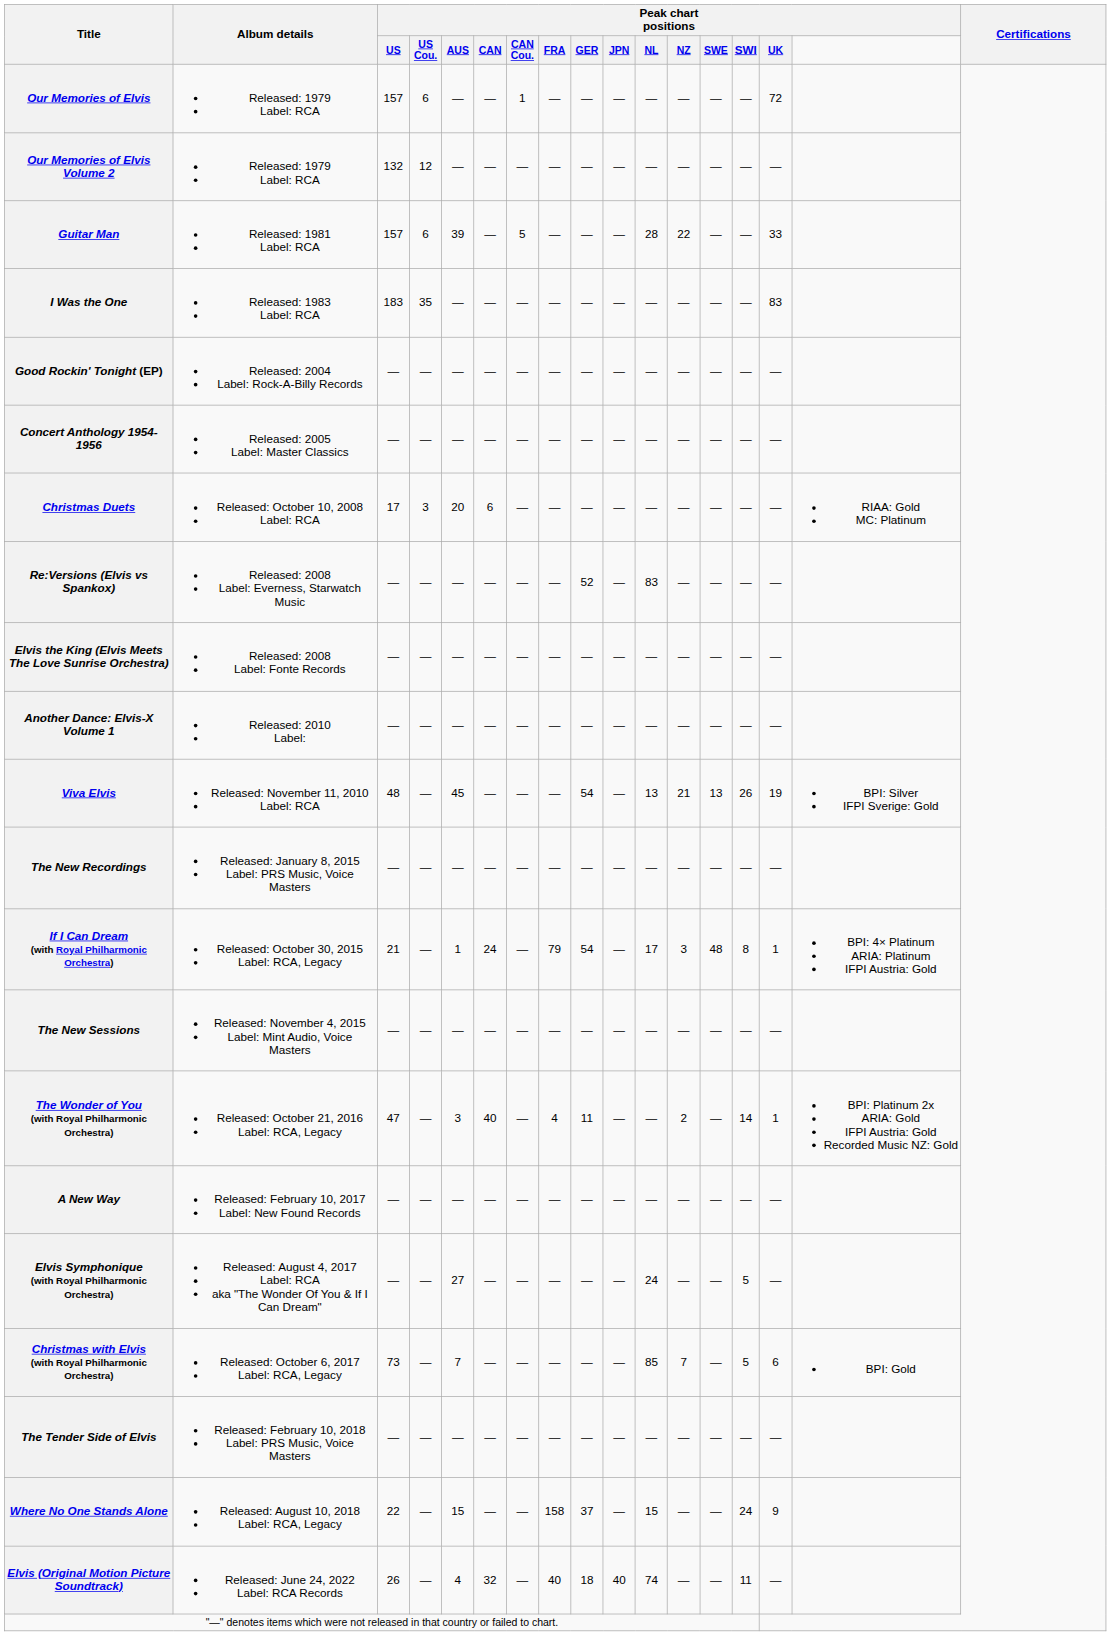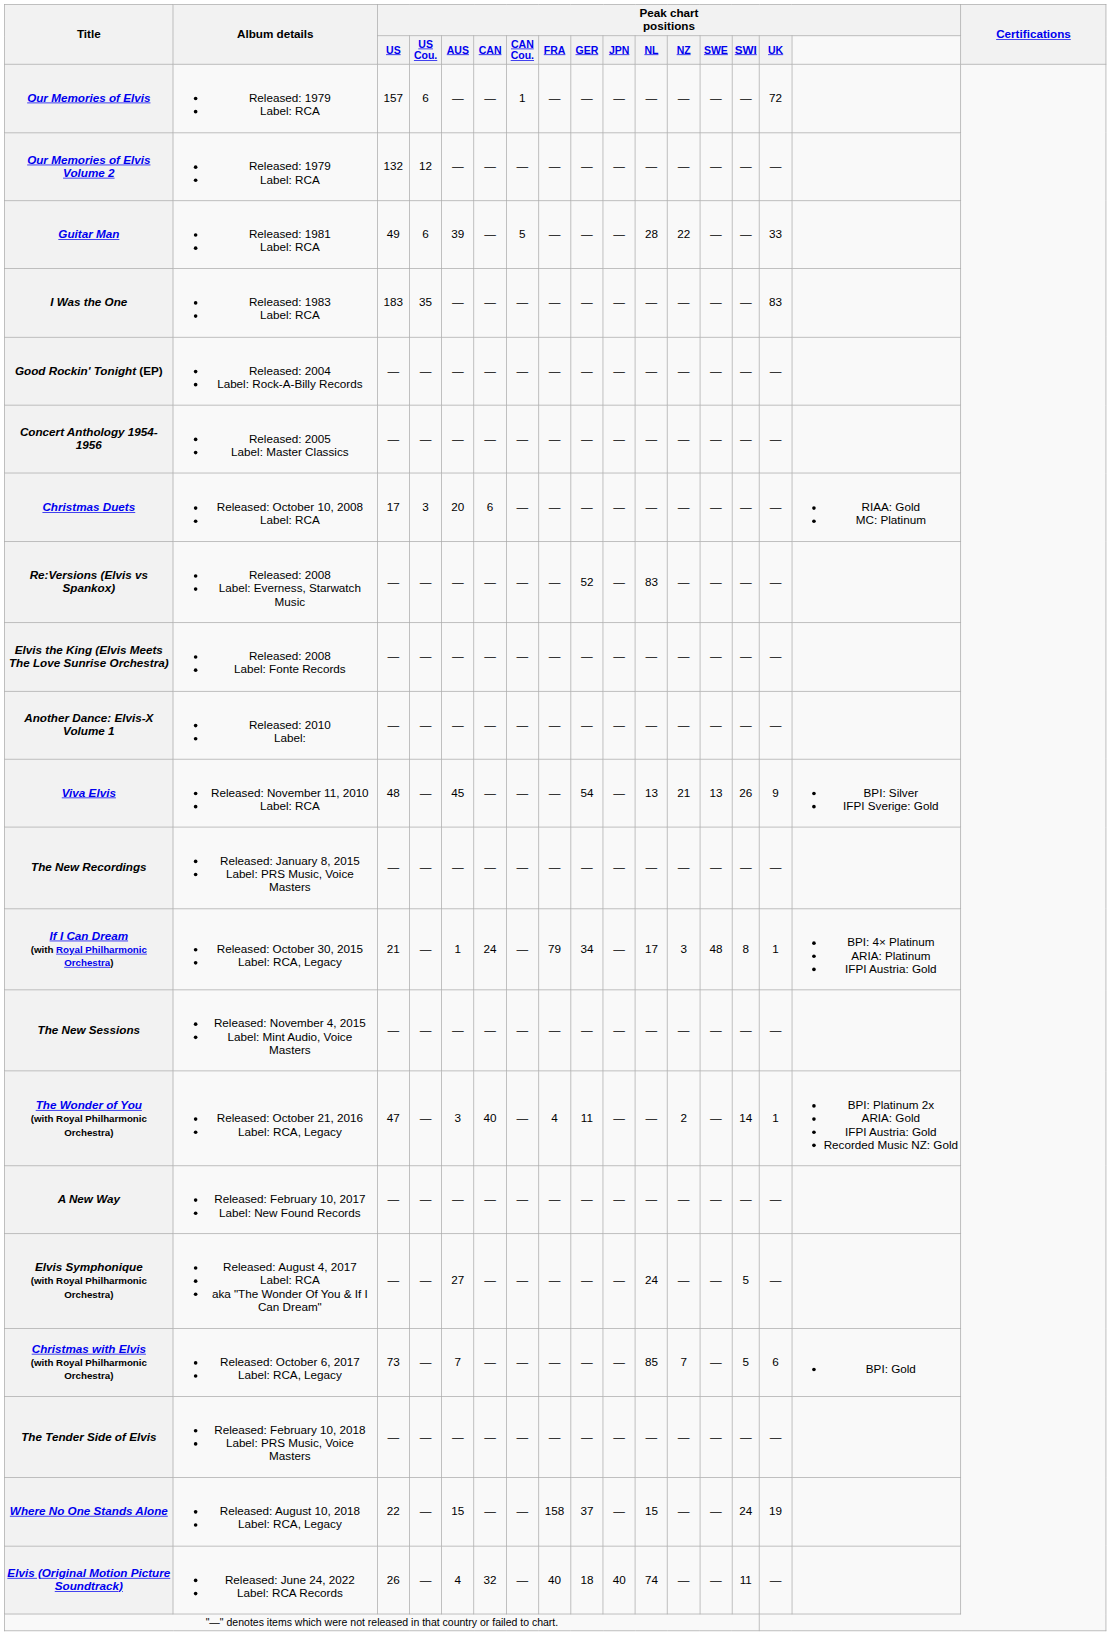(393, 234) 157 -> (393, 234) 49
(776, 793) 19 -> (776, 793) 9
(587, 949) 54 -> (587, 949) 34
(776, 1511) 9 -> (776, 1511) 19
